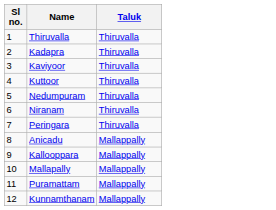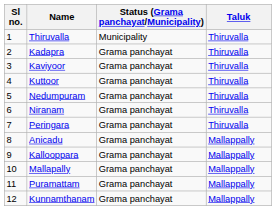+ column: (151, 17)
